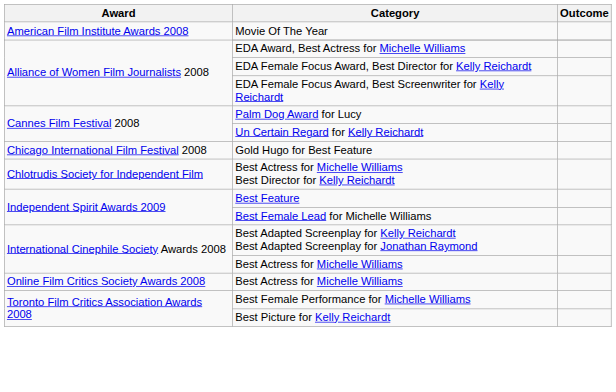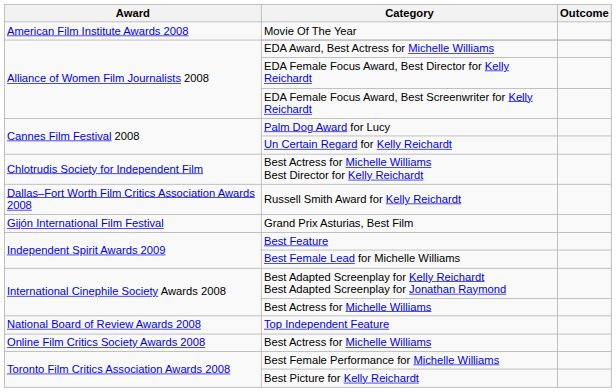- row: (107, 150)
+ row: (131, 199)
+ row: (85, 223)
+ row: (104, 325)
